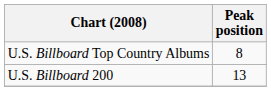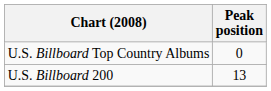(239, 53) 8 -> (239, 53) 0
